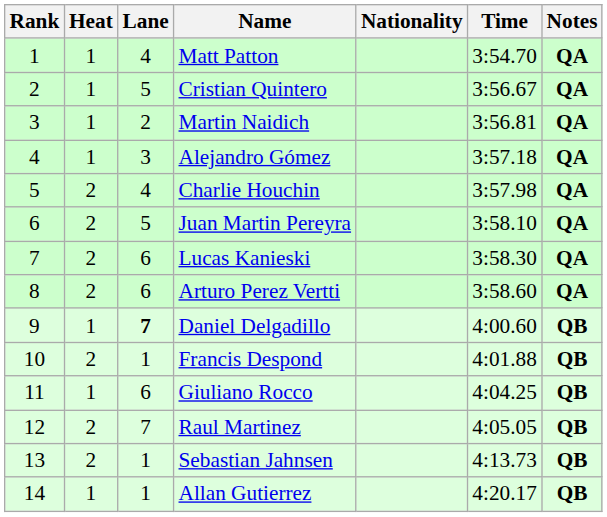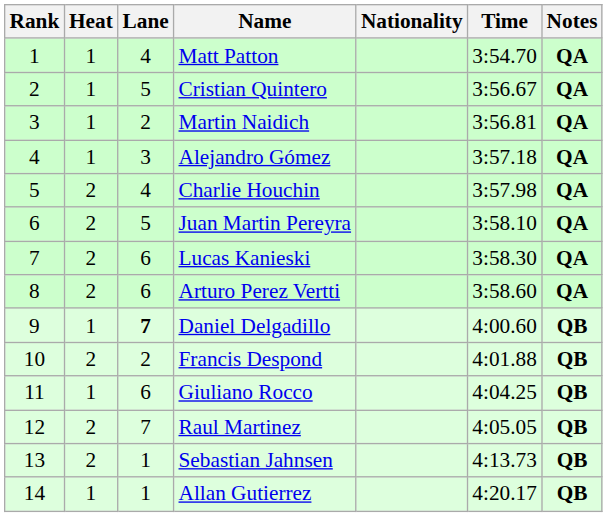(146, 358) 1 -> (146, 358) 2
